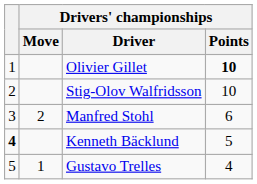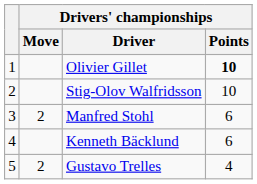(12, 141) bold -> (12, 141) normal
(229, 141) 5 -> (229, 141) 6
(41, 165) 1 -> (41, 165) 2
